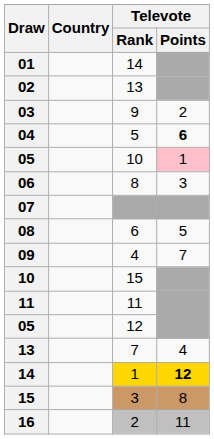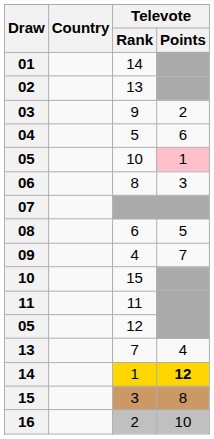(183, 135) bold -> (183, 135) normal
(183, 421) 11 -> (183, 421) 10
